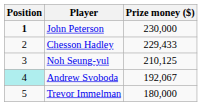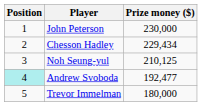(24, 28) bold -> (24, 28) normal
(160, 45) 229,433 -> (160, 45) 229,434
(160, 77) 192,067 -> (160, 77) 192,477
